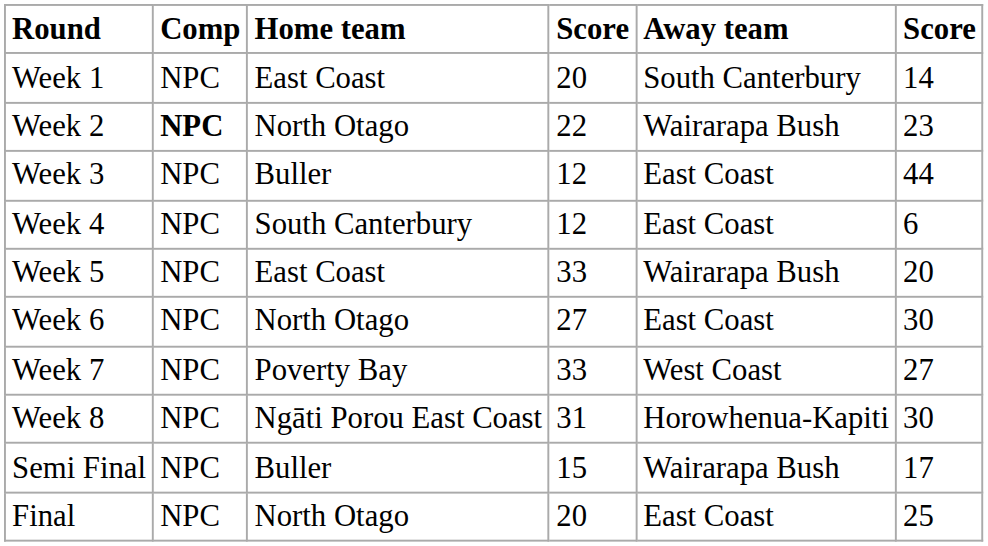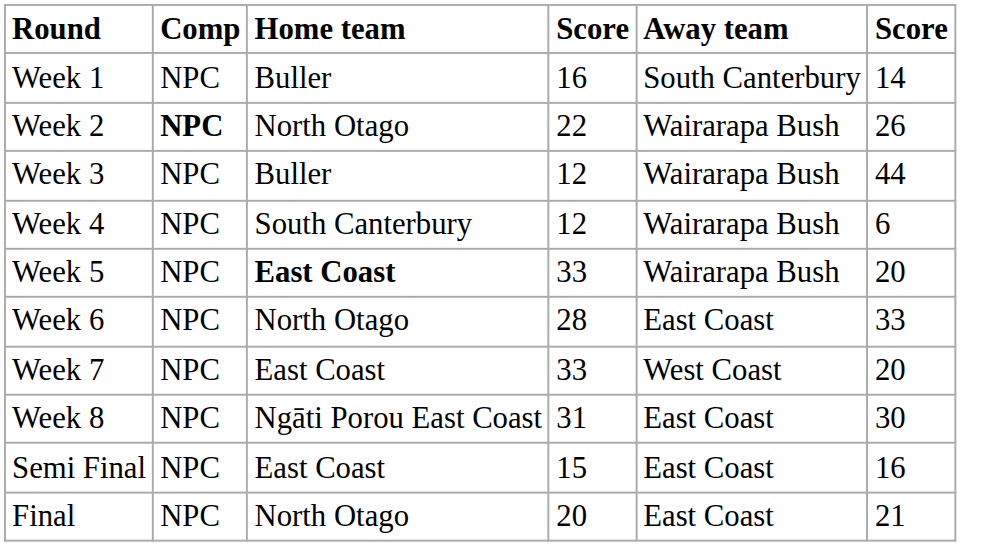(320, 77) East Coast -> (293, 77) Buller
(572, 77) 20 -> (572, 77) 16
(918, 126) 23 -> (890, 126) 26
(709, 175) East Coast -> (741, 175) Wairarapa Bush
(709, 223) East Coast -> (741, 223) Wairarapa Bush
(320, 272) normal -> (325, 272) bold
(572, 321) 27 -> (572, 321) 28
(918, 321) 30 -> (890, 321) 33
(331, 369) Poverty Bay -> (320, 369) East Coast
(918, 369) 27 -> (890, 369) 20
(766, 418) Horowhenua-Kapiti -> (709, 418) East Coast
(293, 467) Buller -> (320, 467) East Coast
(741, 467) Wairarapa Bush -> (709, 467) East Coast
(918, 467) 17 -> (890, 467) 16
(918, 516) 25 -> (890, 516) 21
